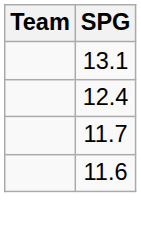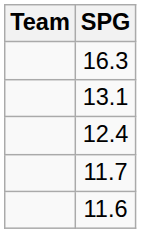+ row: (106, 60)
